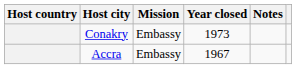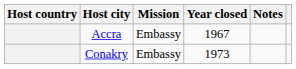rows swapped: (106, 53) <-> (106, 34)
